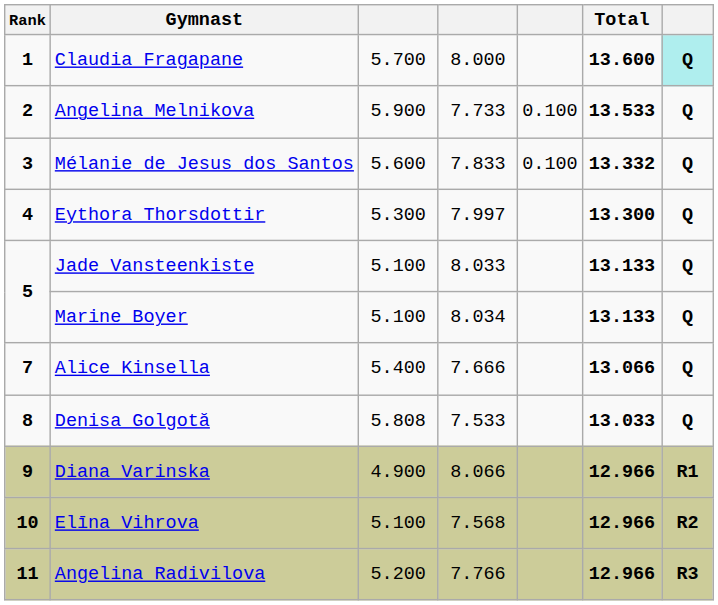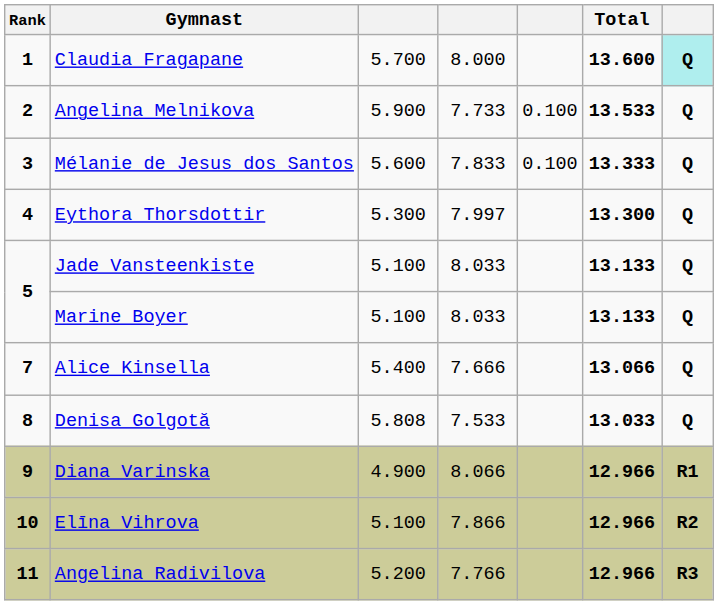(622, 163) 13.332 -> (622, 163) 13.333
(478, 317) 8.034 -> (478, 317) 8.033
(478, 523) 7.568 -> (478, 523) 7.866
